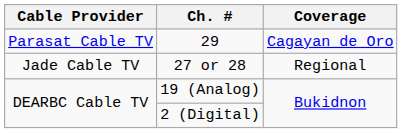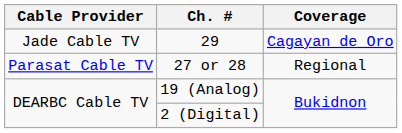(81, 41) Parasat Cable TV -> (81, 41) Jade Cable TV
(81, 66) Jade Cable TV -> (81, 66) Parasat Cable TV
